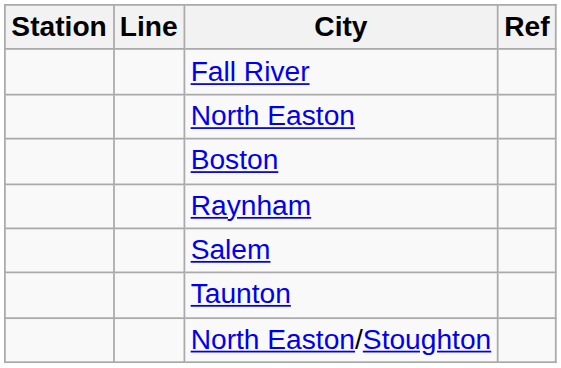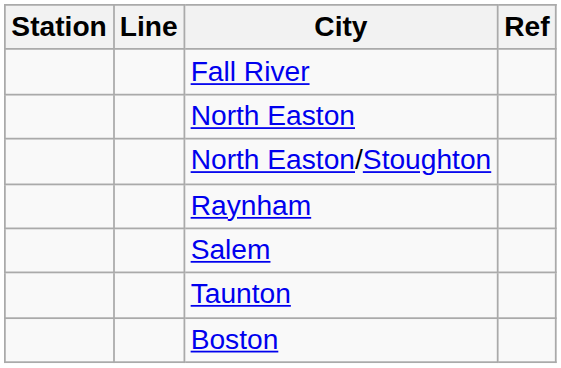rows swapped: (341, 339) <-> (234, 160)
